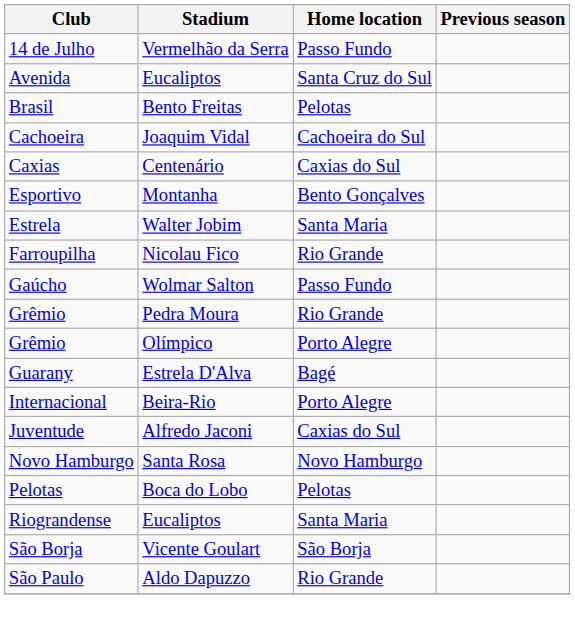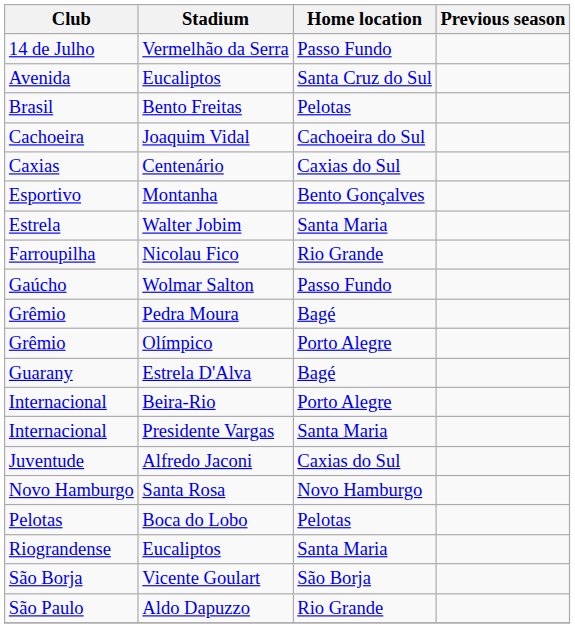(340, 313) Rio Grande -> (316, 313) Bagé
+ row: (58, 431)
